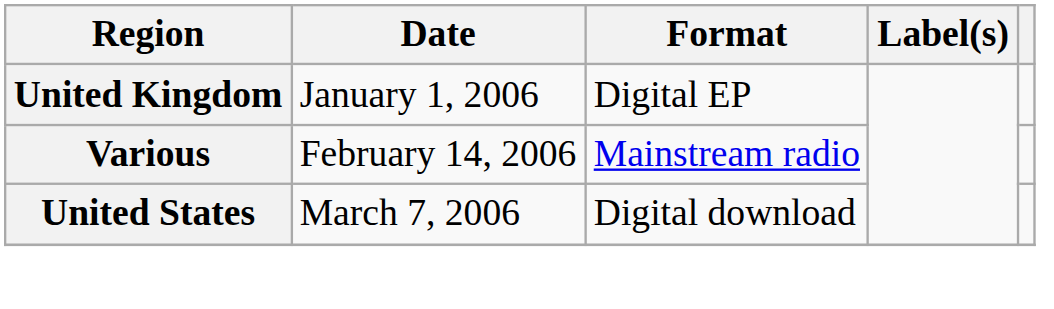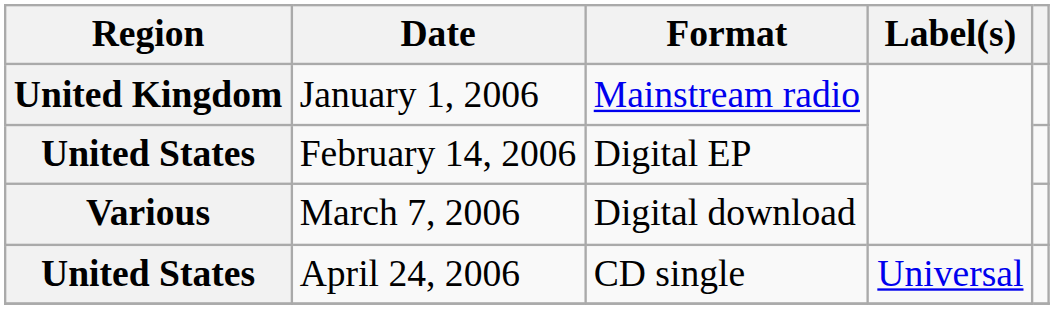(673, 93) Digital EP -> (727, 93) Mainstream radio
(148, 153) Various -> (148, 153) United States
(727, 153) Mainstream radio -> (673, 153) Digital EP
(148, 213) United States -> (148, 213) Various
+ row: (410, 272)
